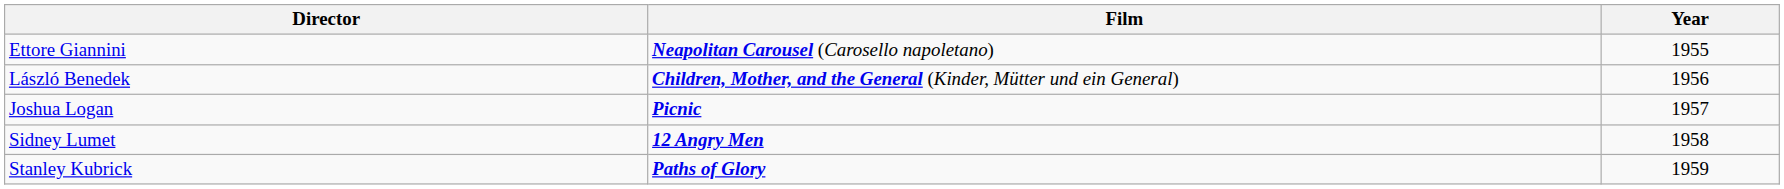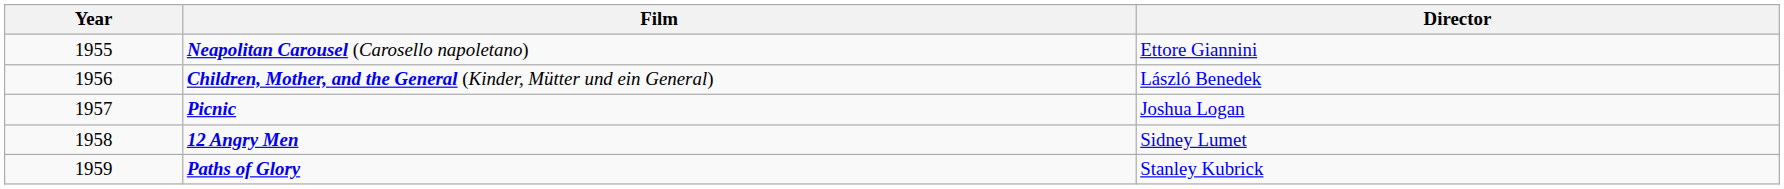columns swapped: (1690, 19) <-> (326, 19)
